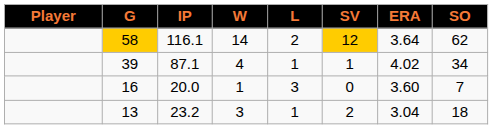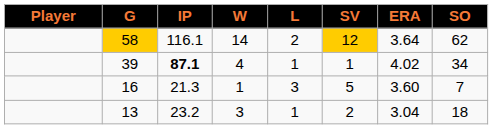(185, 64) normal -> (185, 64) bold
(185, 87) 20.0 -> (185, 87) 21.3
(350, 87) 0 -> (350, 87) 5
